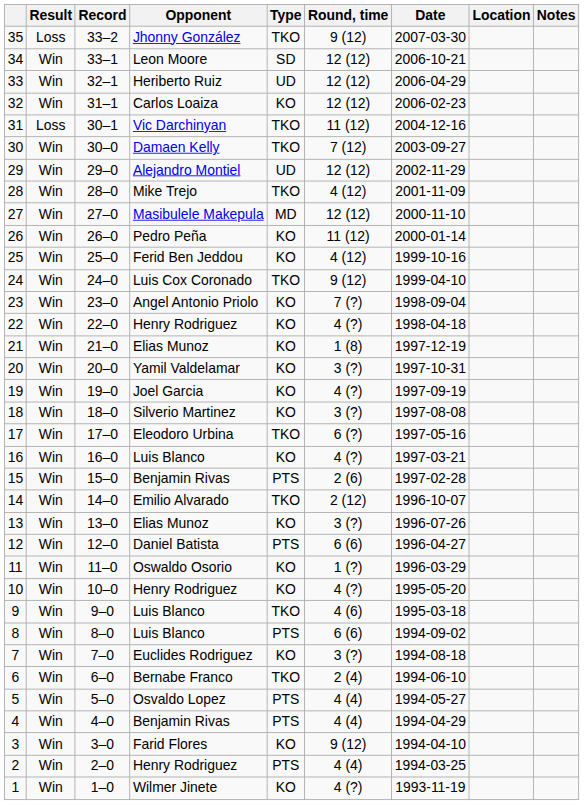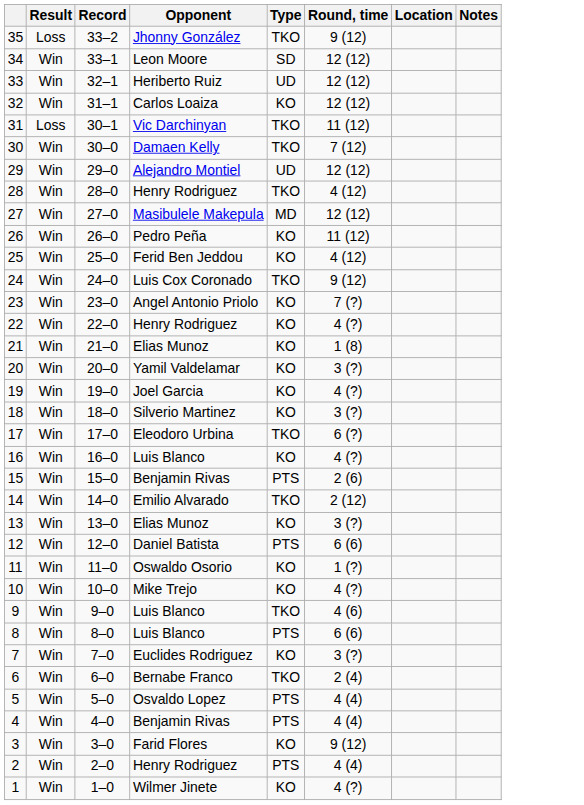- column: (430, 15)
(165, 192) Mike Trejo -> (185, 192) Henry Rodriguez
(185, 589) Henry Rodriguez -> (165, 589) Mike Trejo
